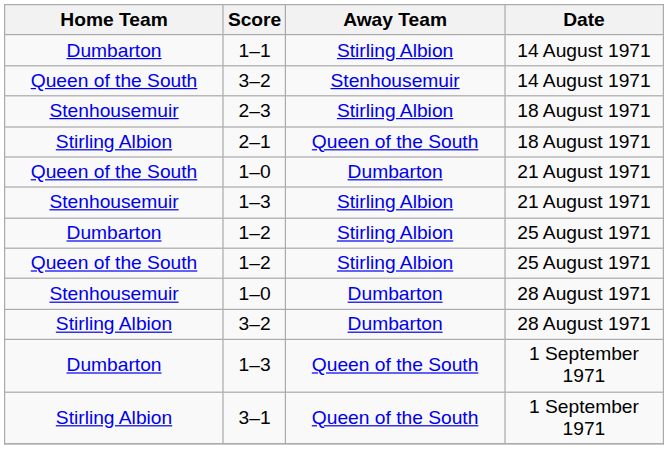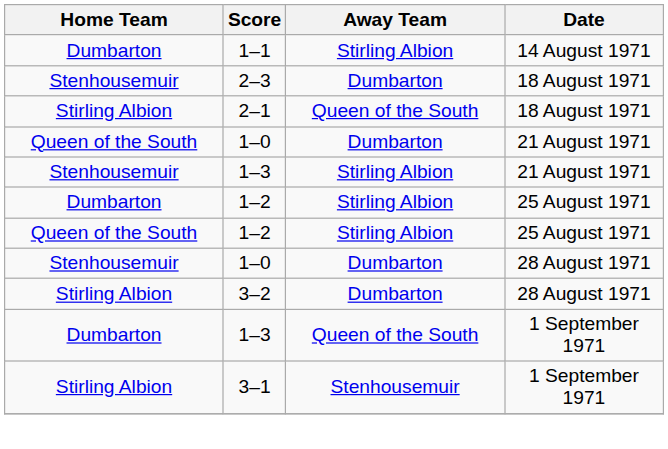- row: (114, 80)
(395, 111) Stirling Albion -> (395, 80) Dumbarton
(395, 417) Queen of the South -> (395, 387) Stenhousemuir
